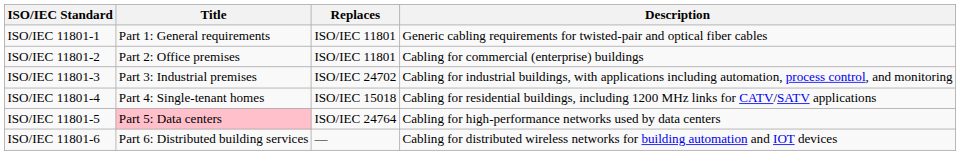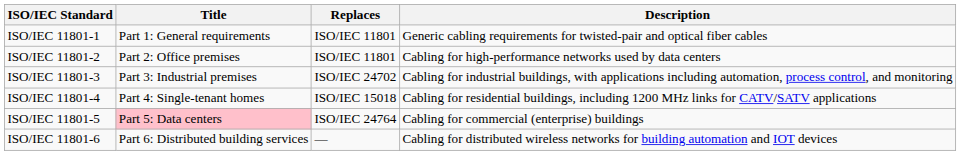(523, 56) Cabling for commercial (enterprise) buildings -> (561, 56) Cabling for high-performance networks used by data centers
(561, 118) Cabling for high-performance networks used by data centers -> (523, 118) Cabling for commercial (enterprise) buildings
